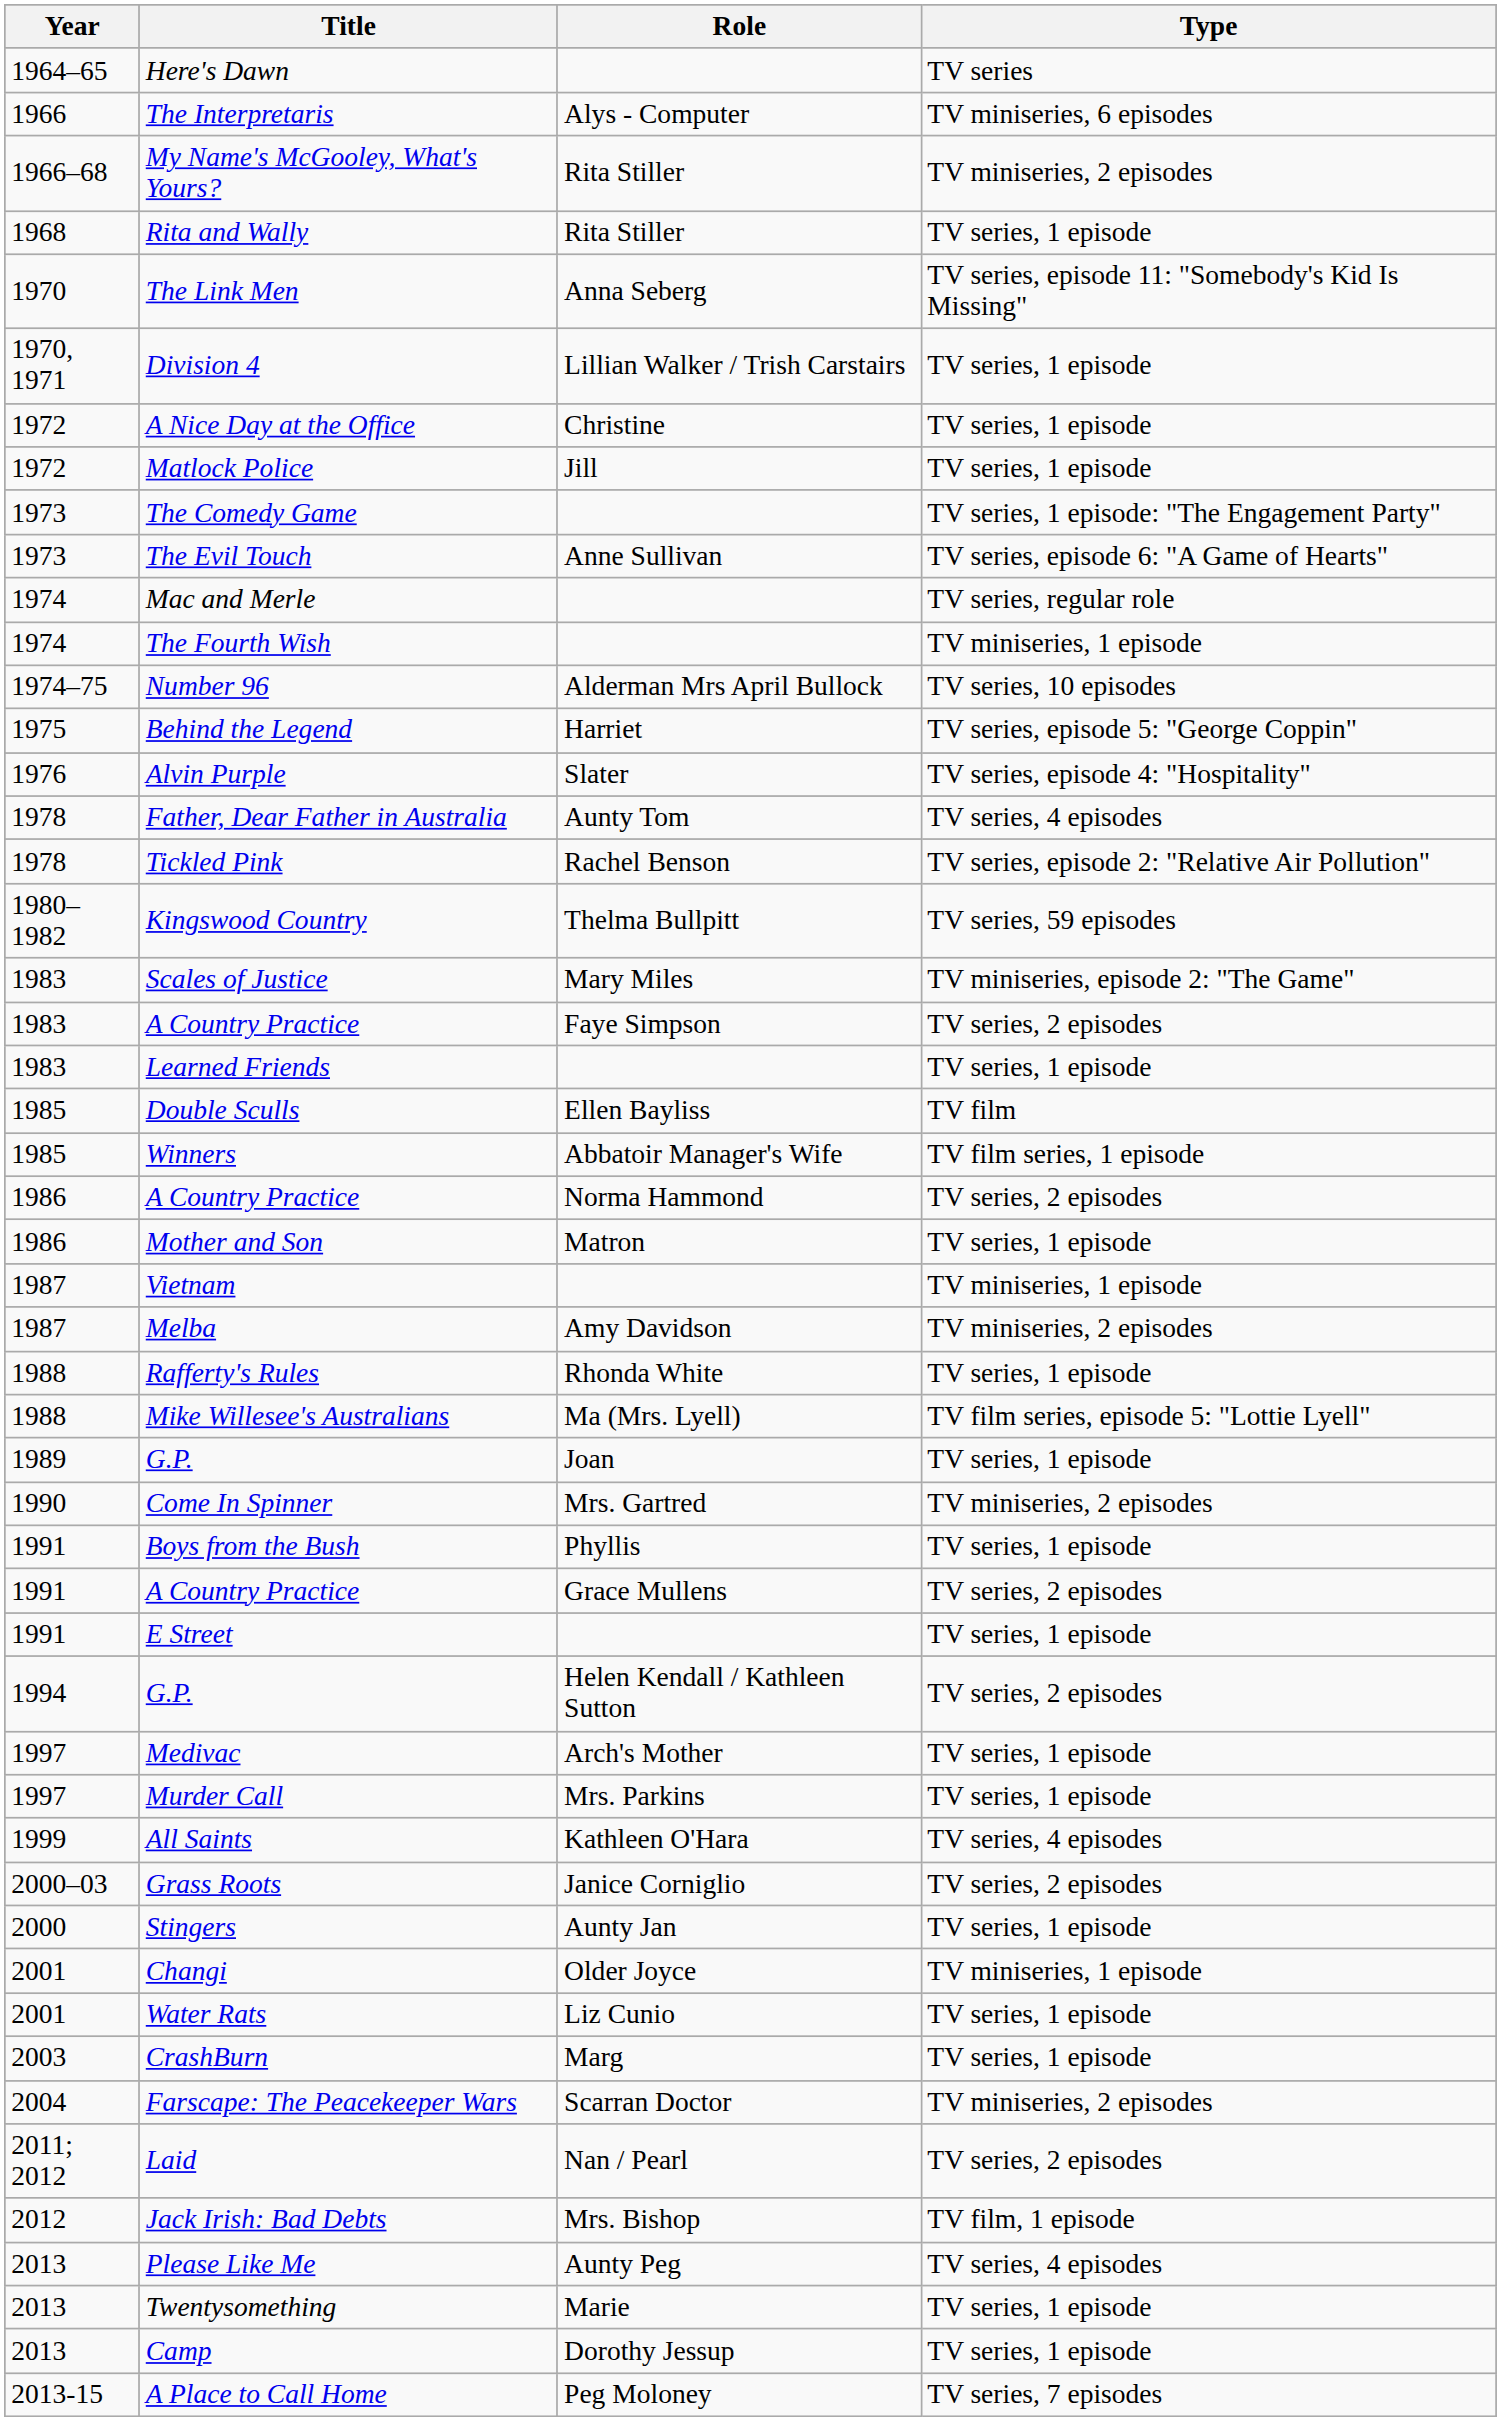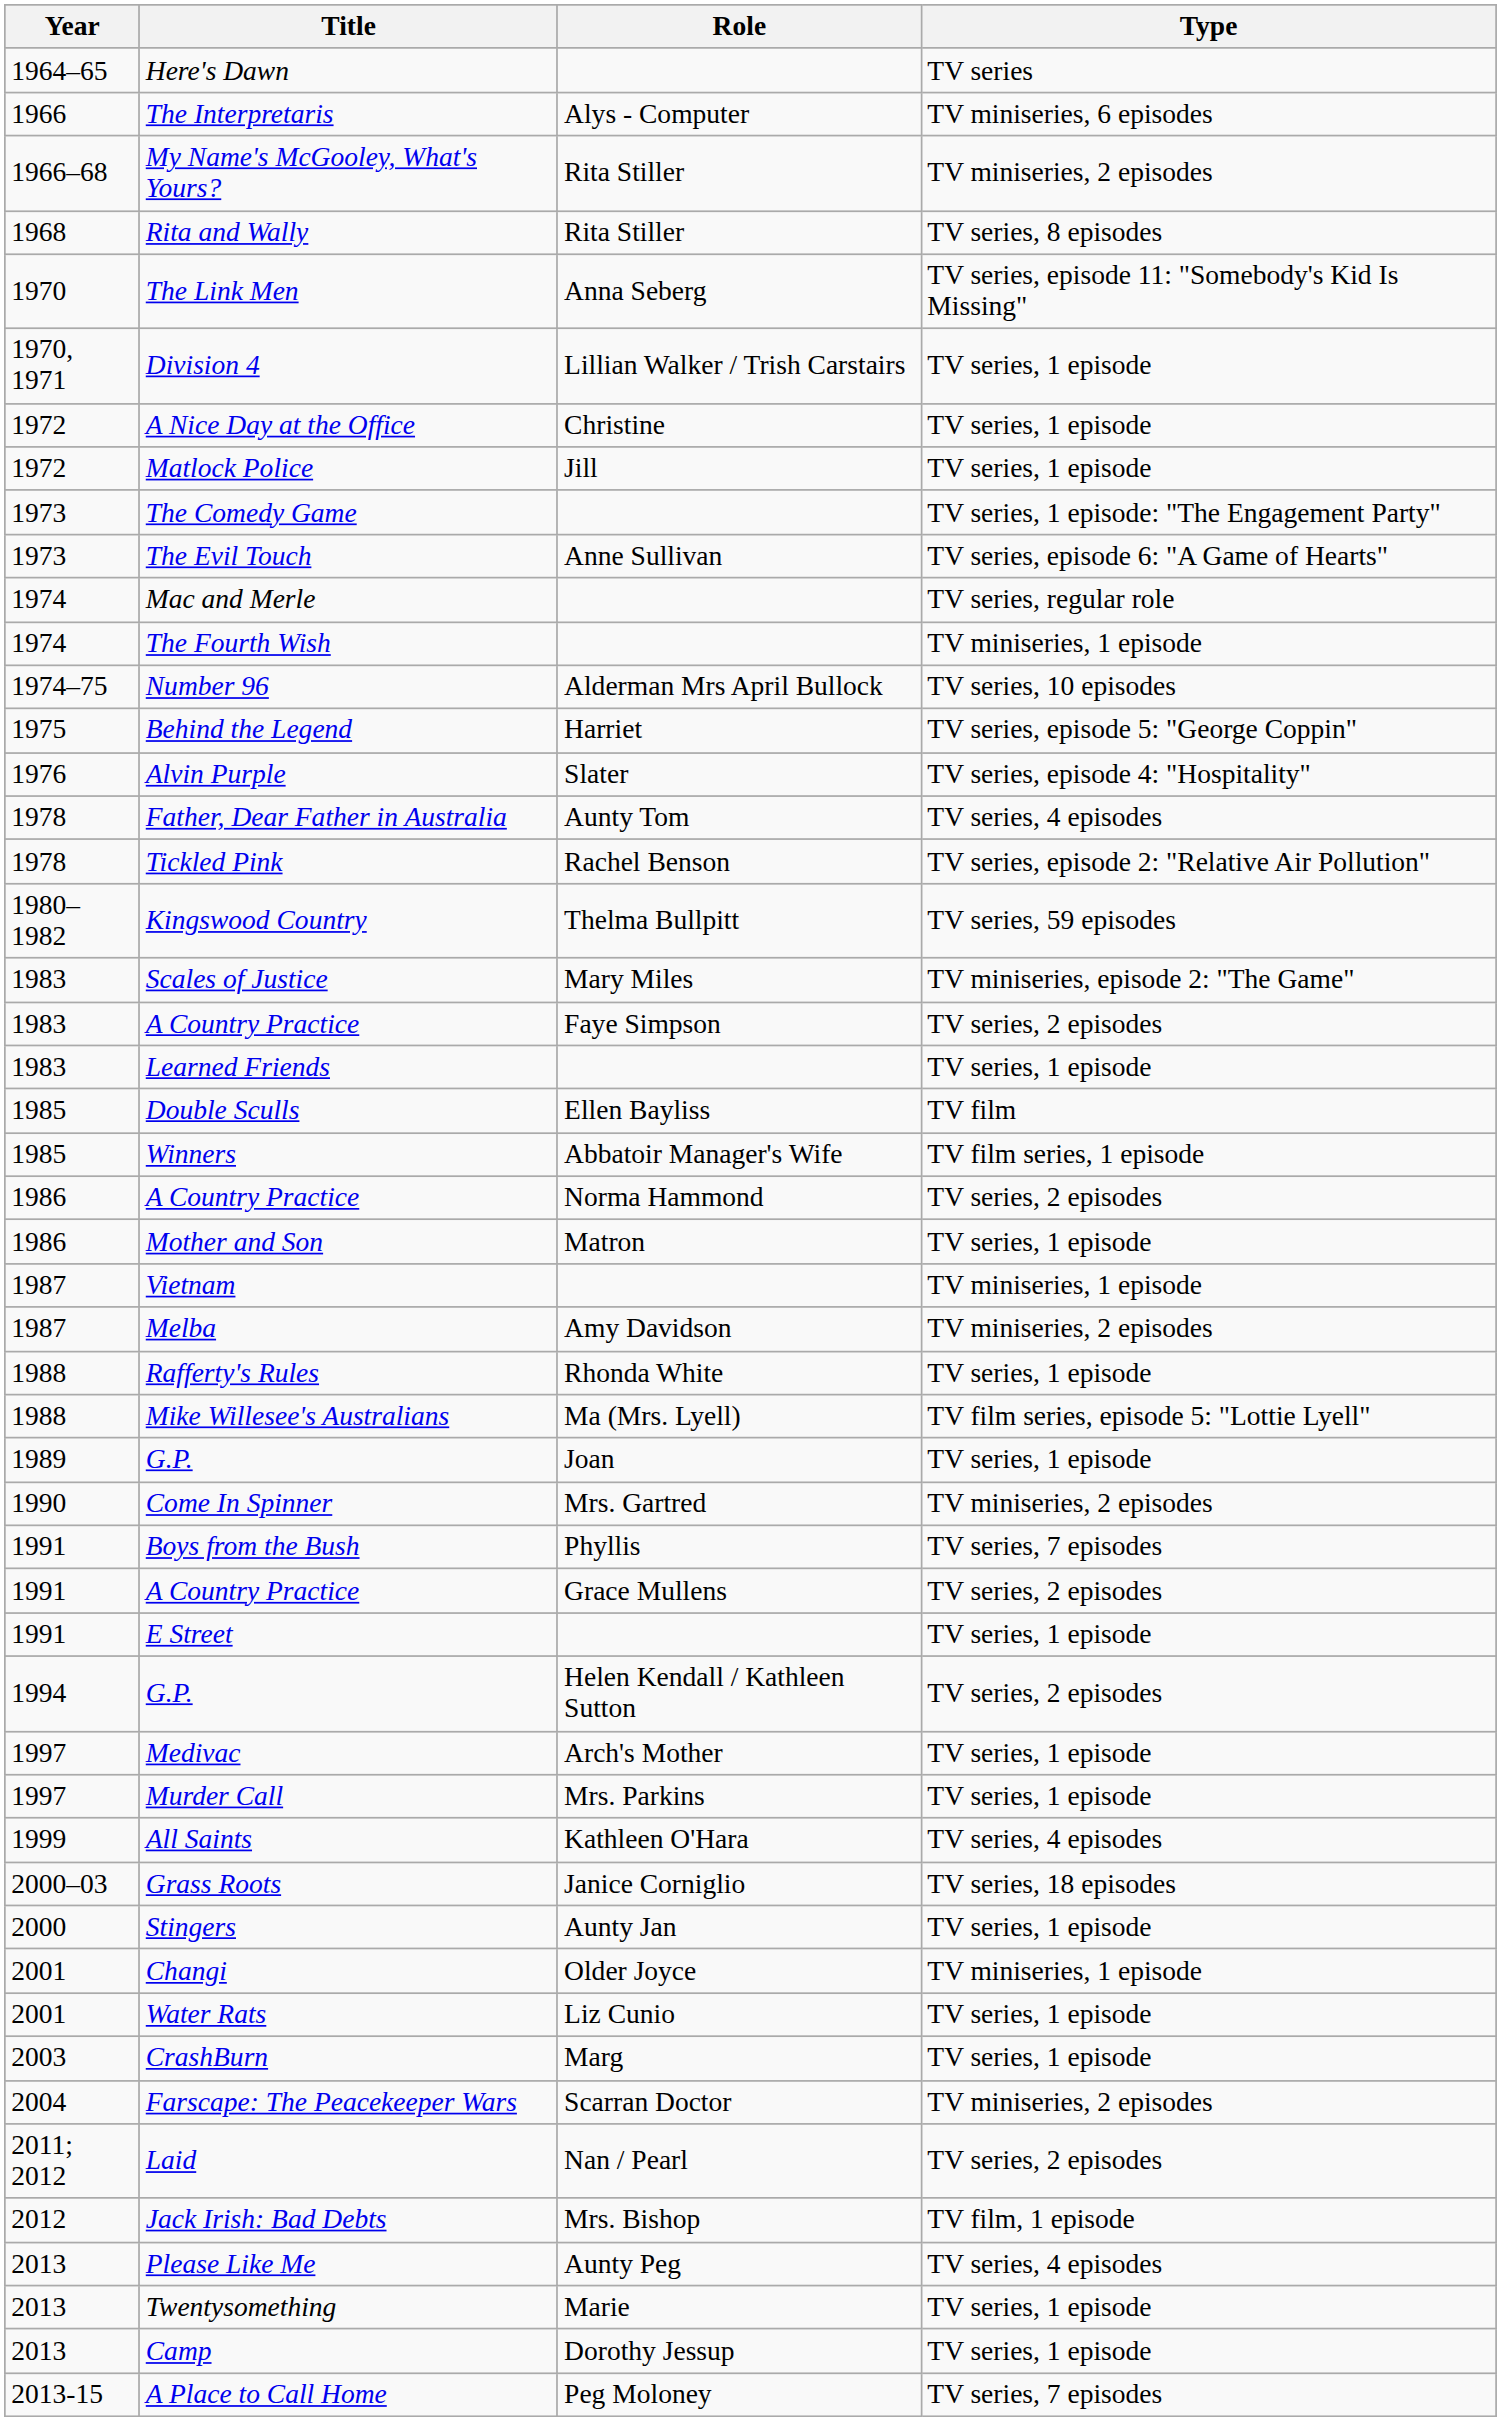(1039, 231) TV series, 1 episode -> (1045, 231) TV series, 8 episodes
(1039, 1546) TV series, 1 episode -> (1045, 1546) TV series, 7 episodes
(1045, 1883) TV series, 2 episodes -> (1052, 1883) TV series, 18 episodes
